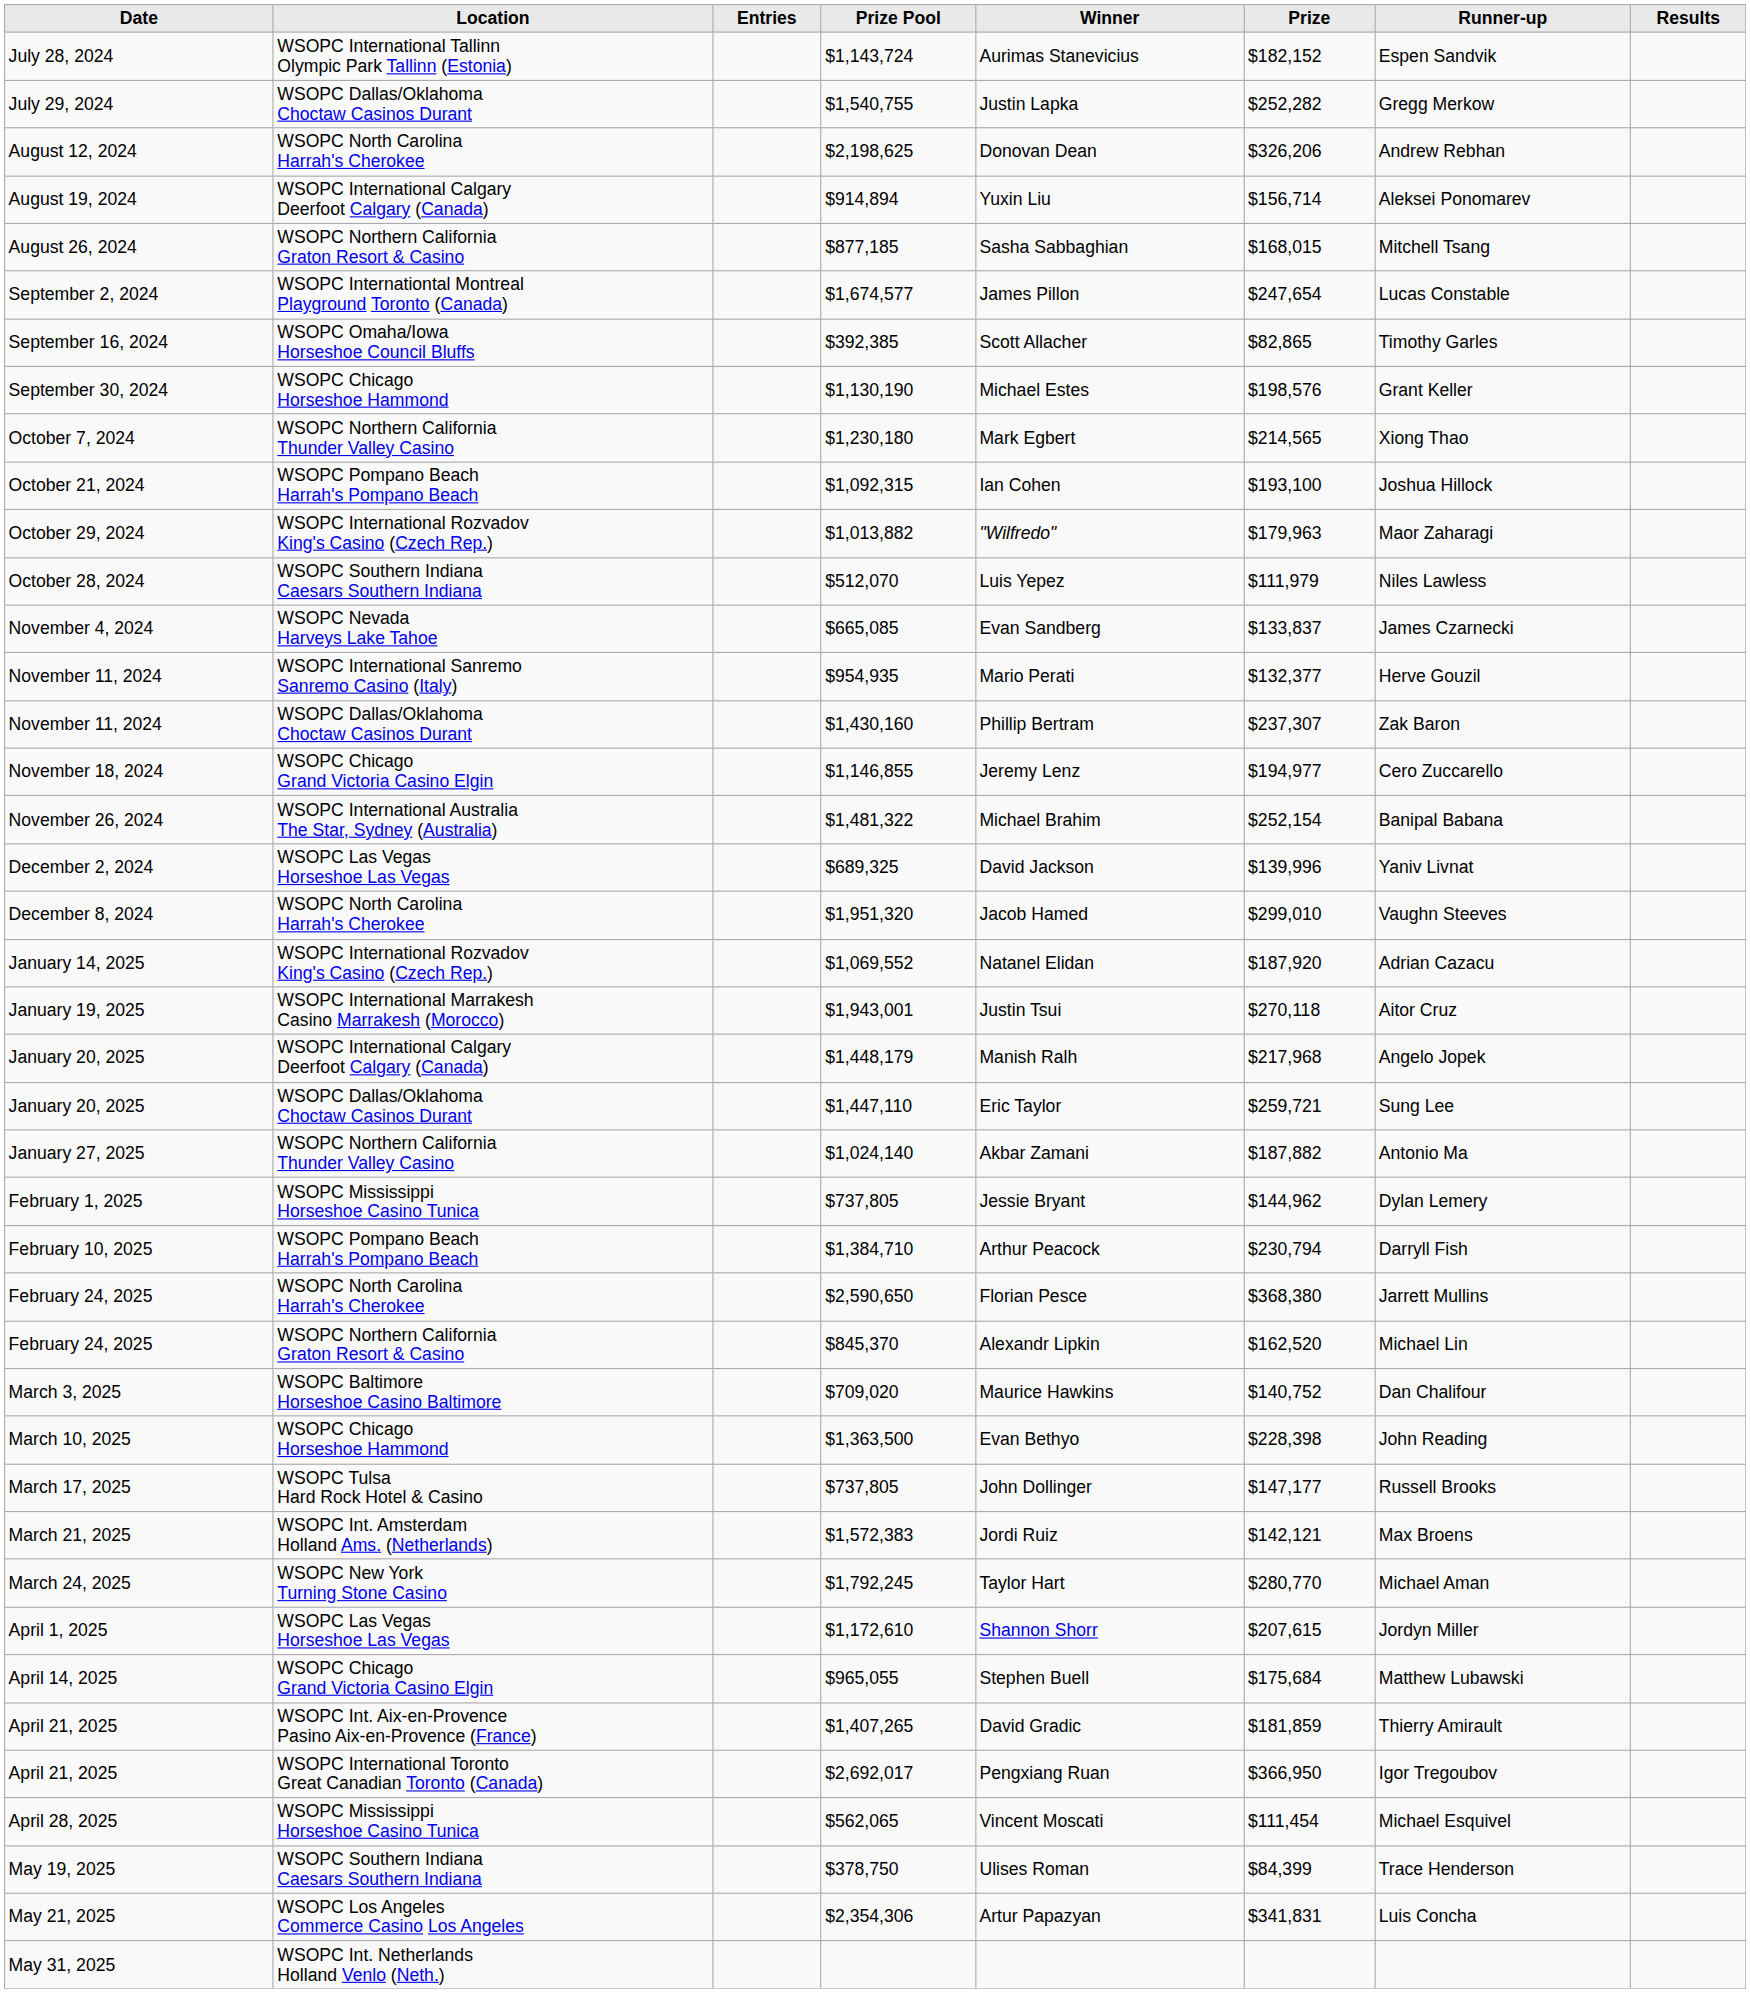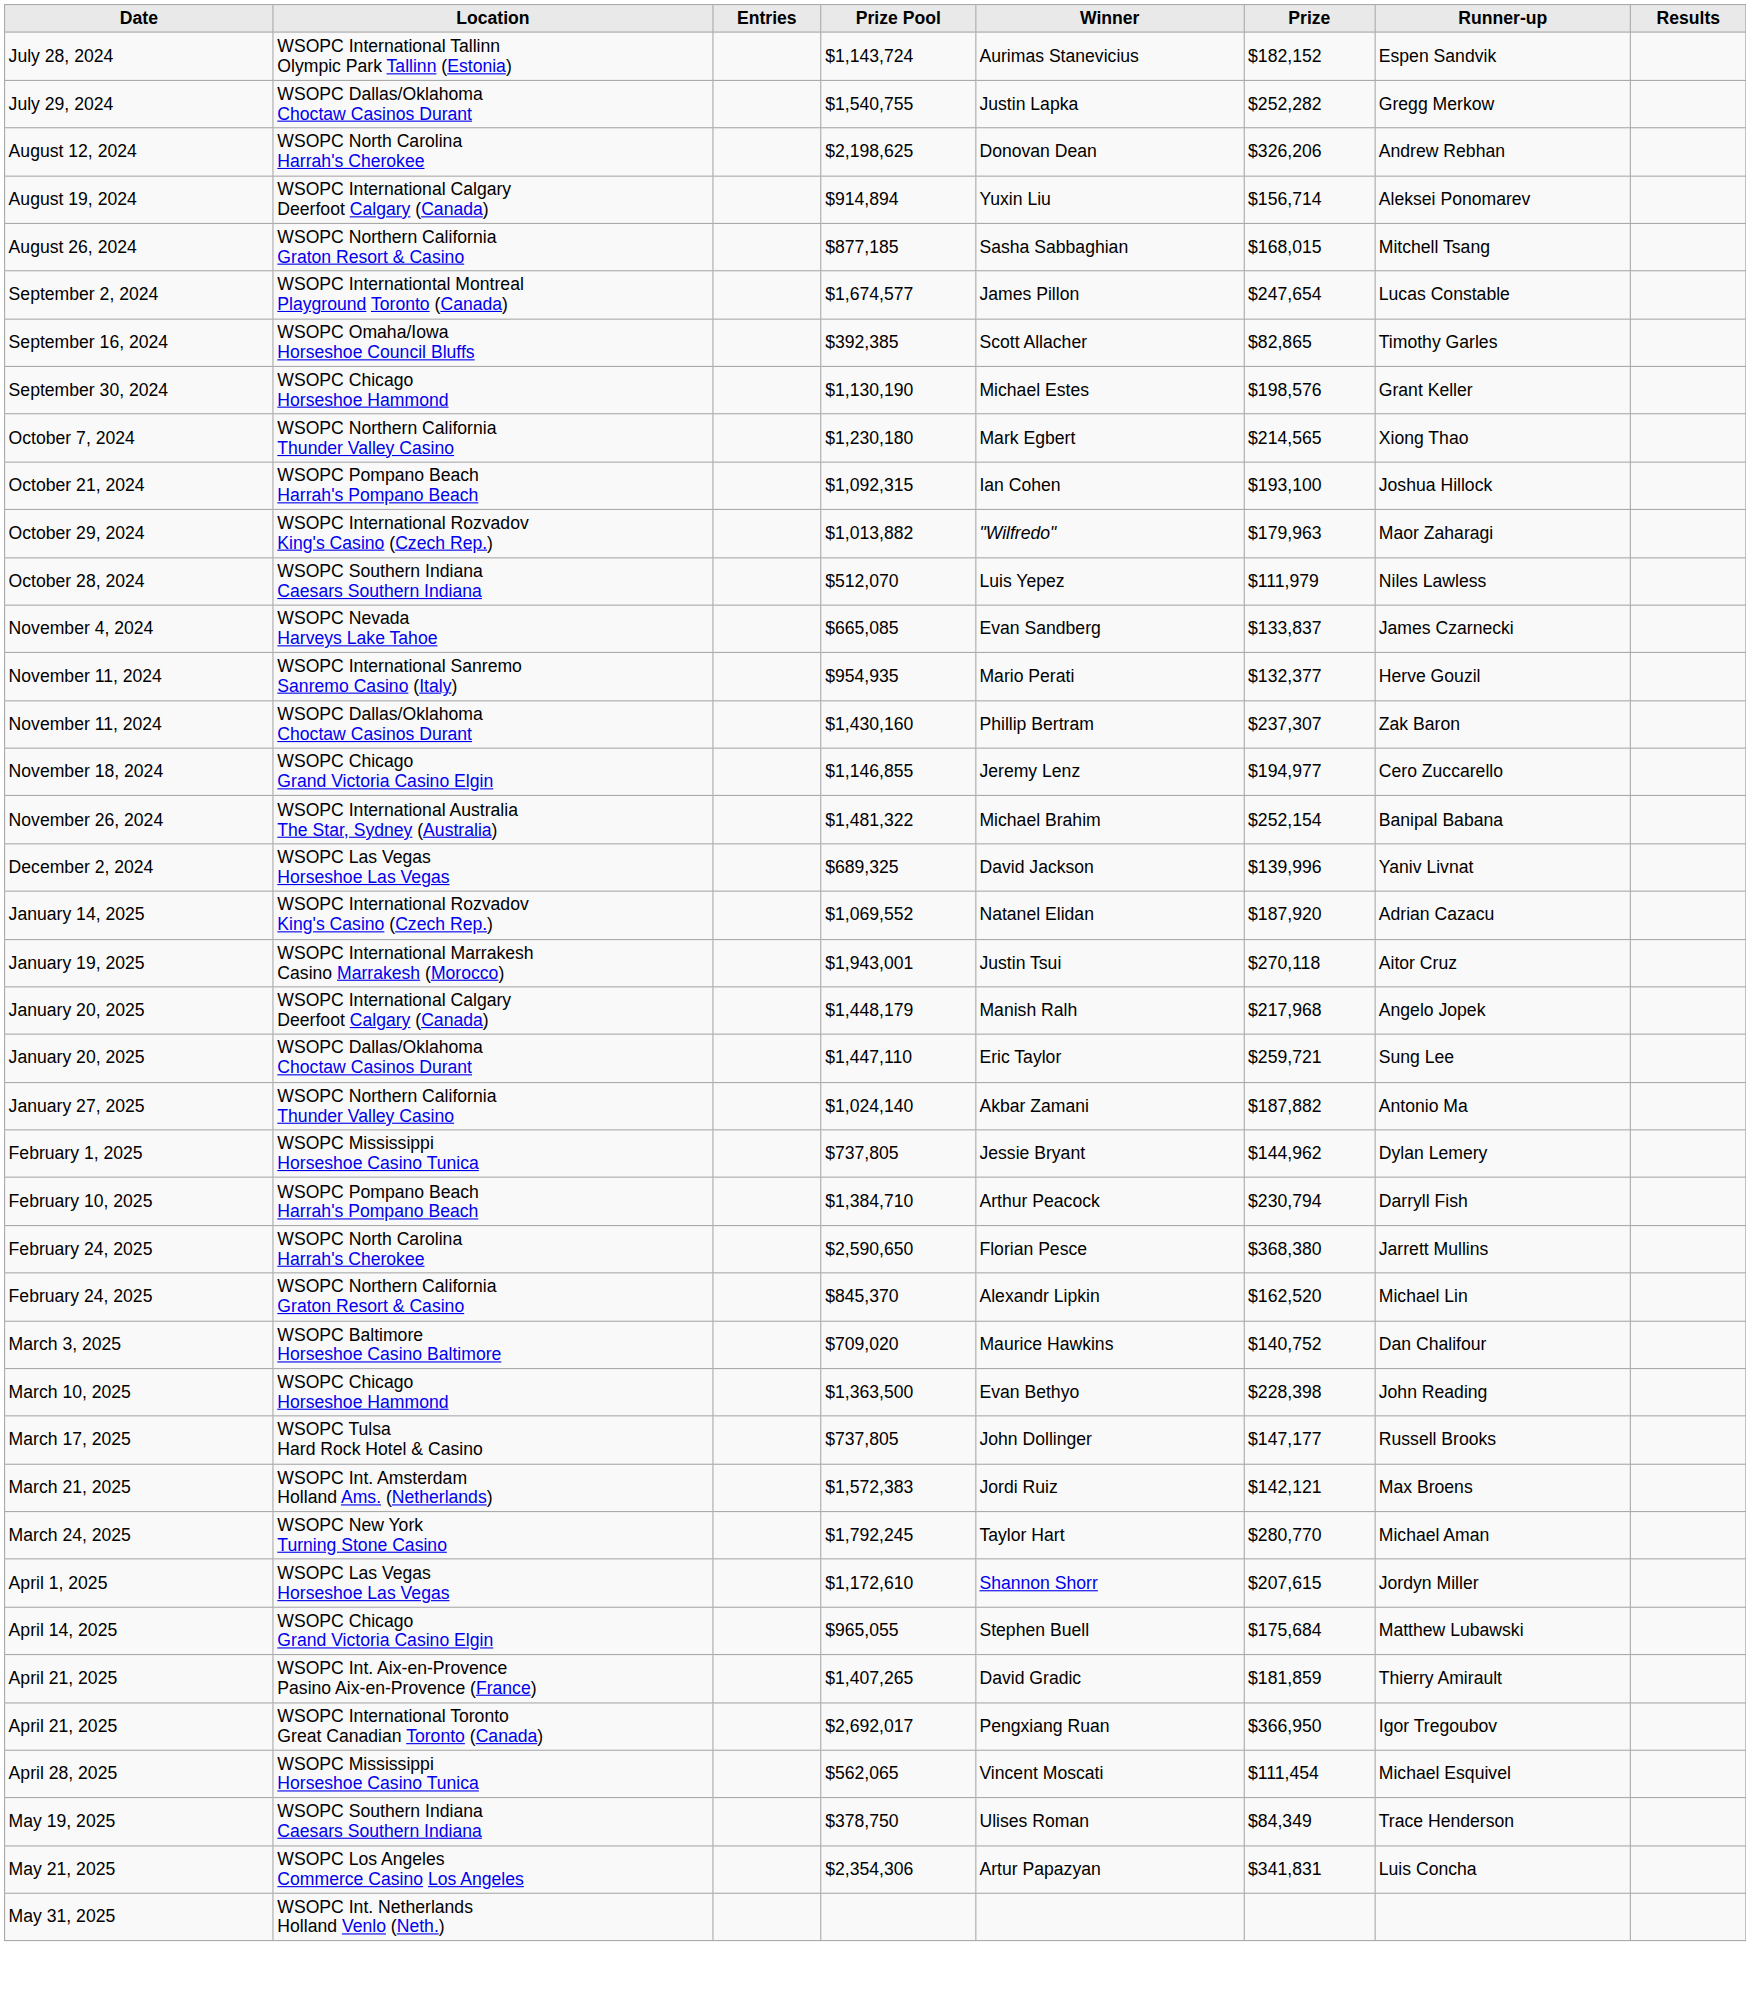- row: (81, 915)
(1280, 1869) $84,399 -> (1280, 1821) $84,349
